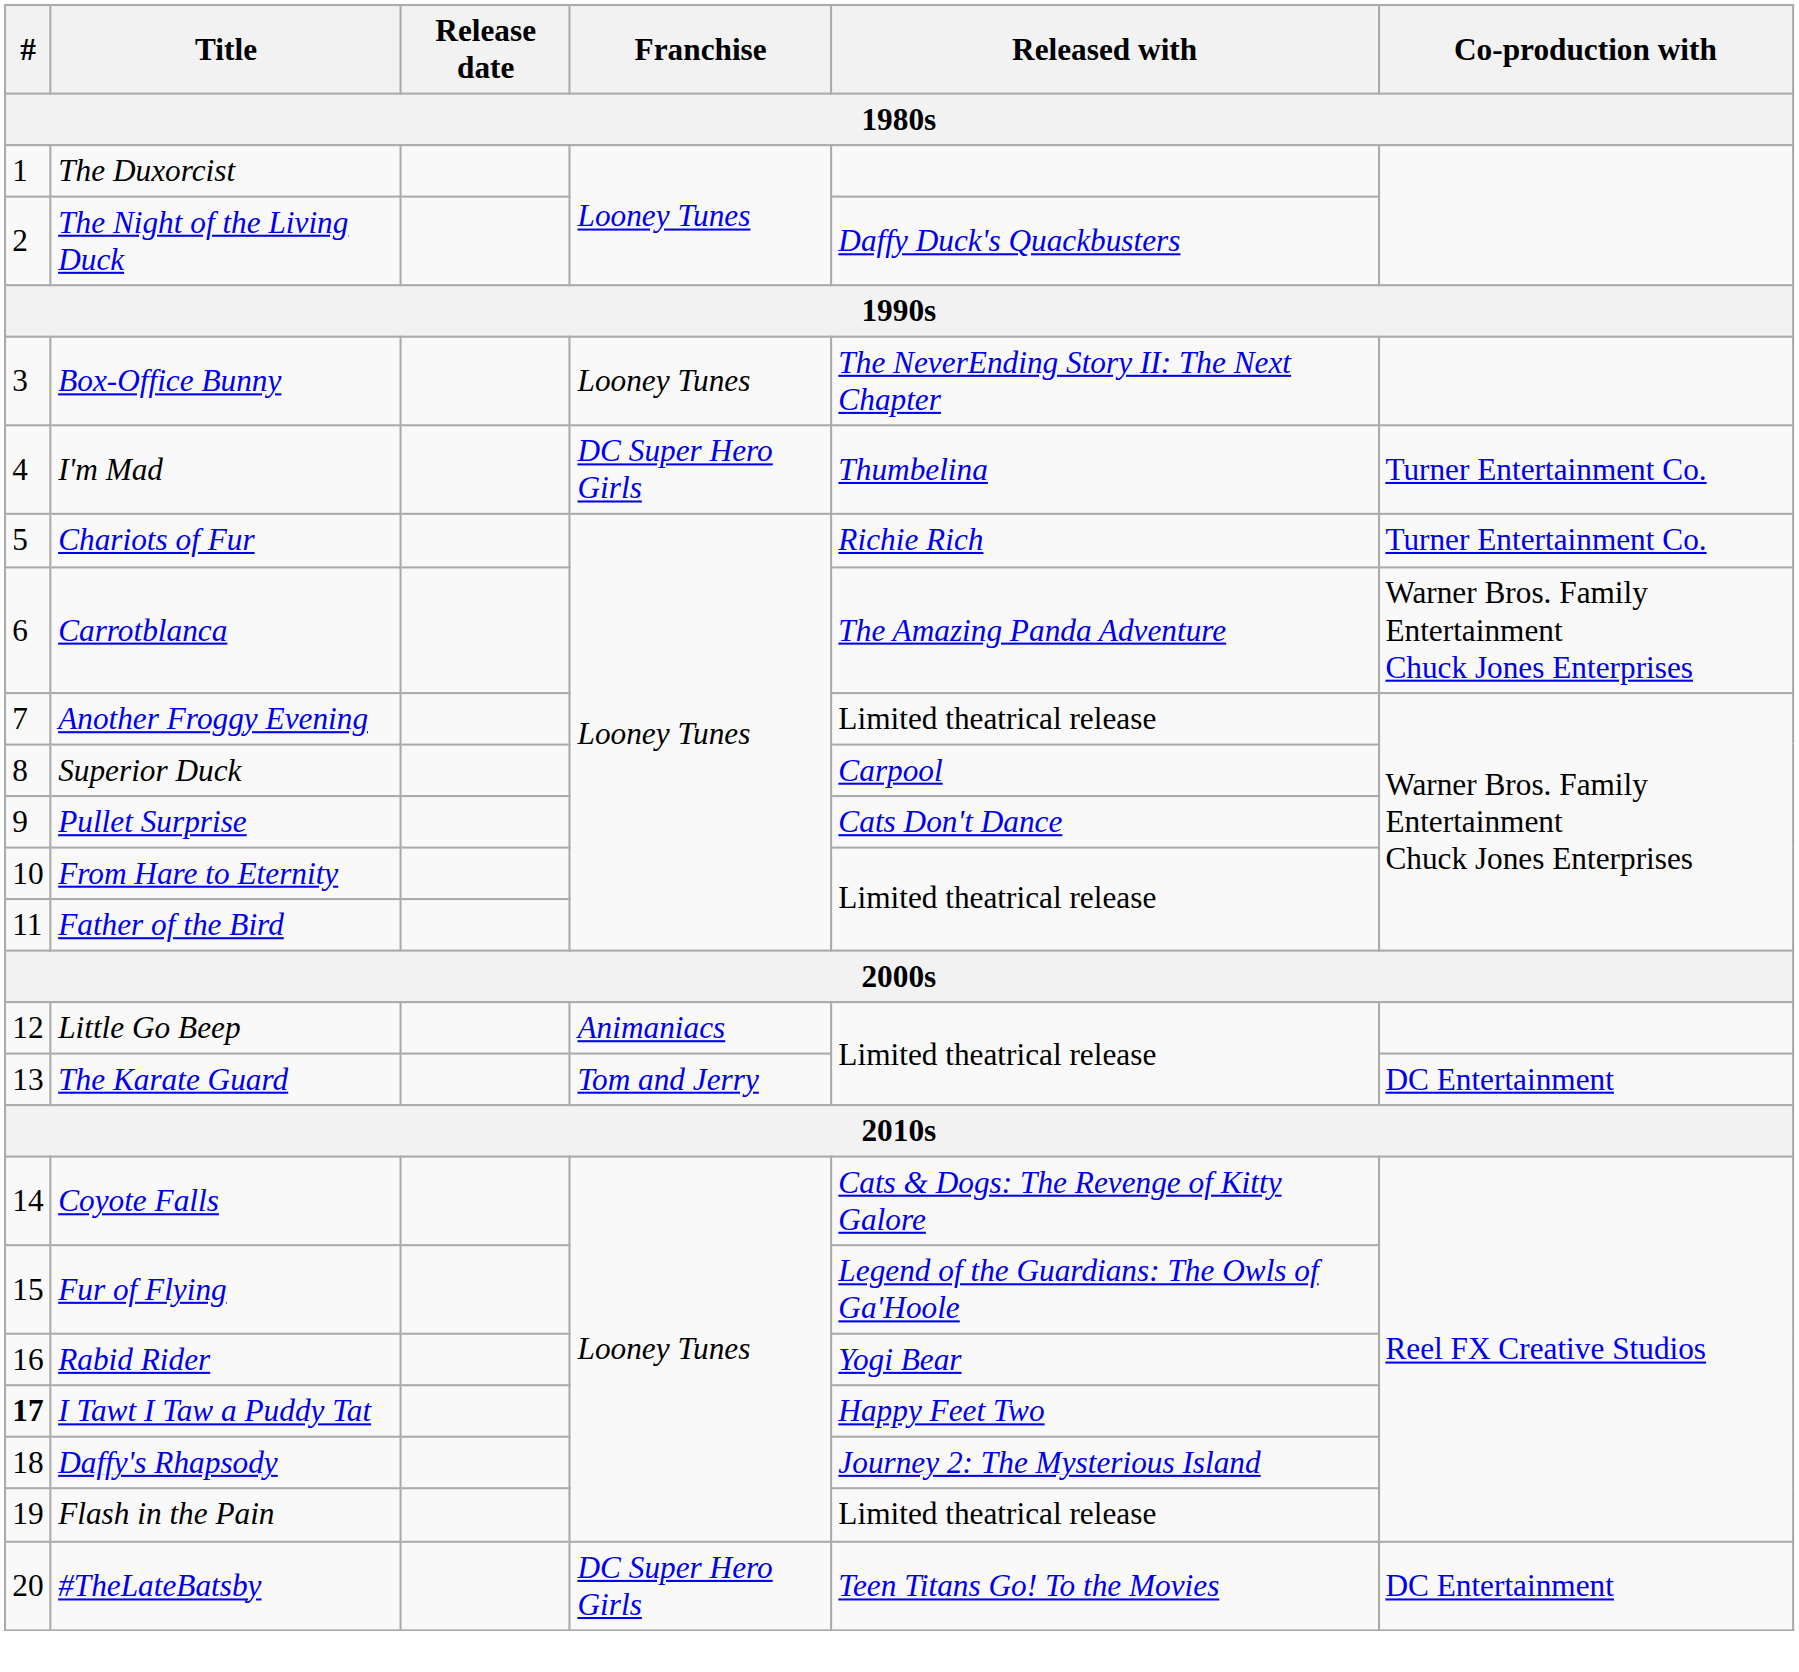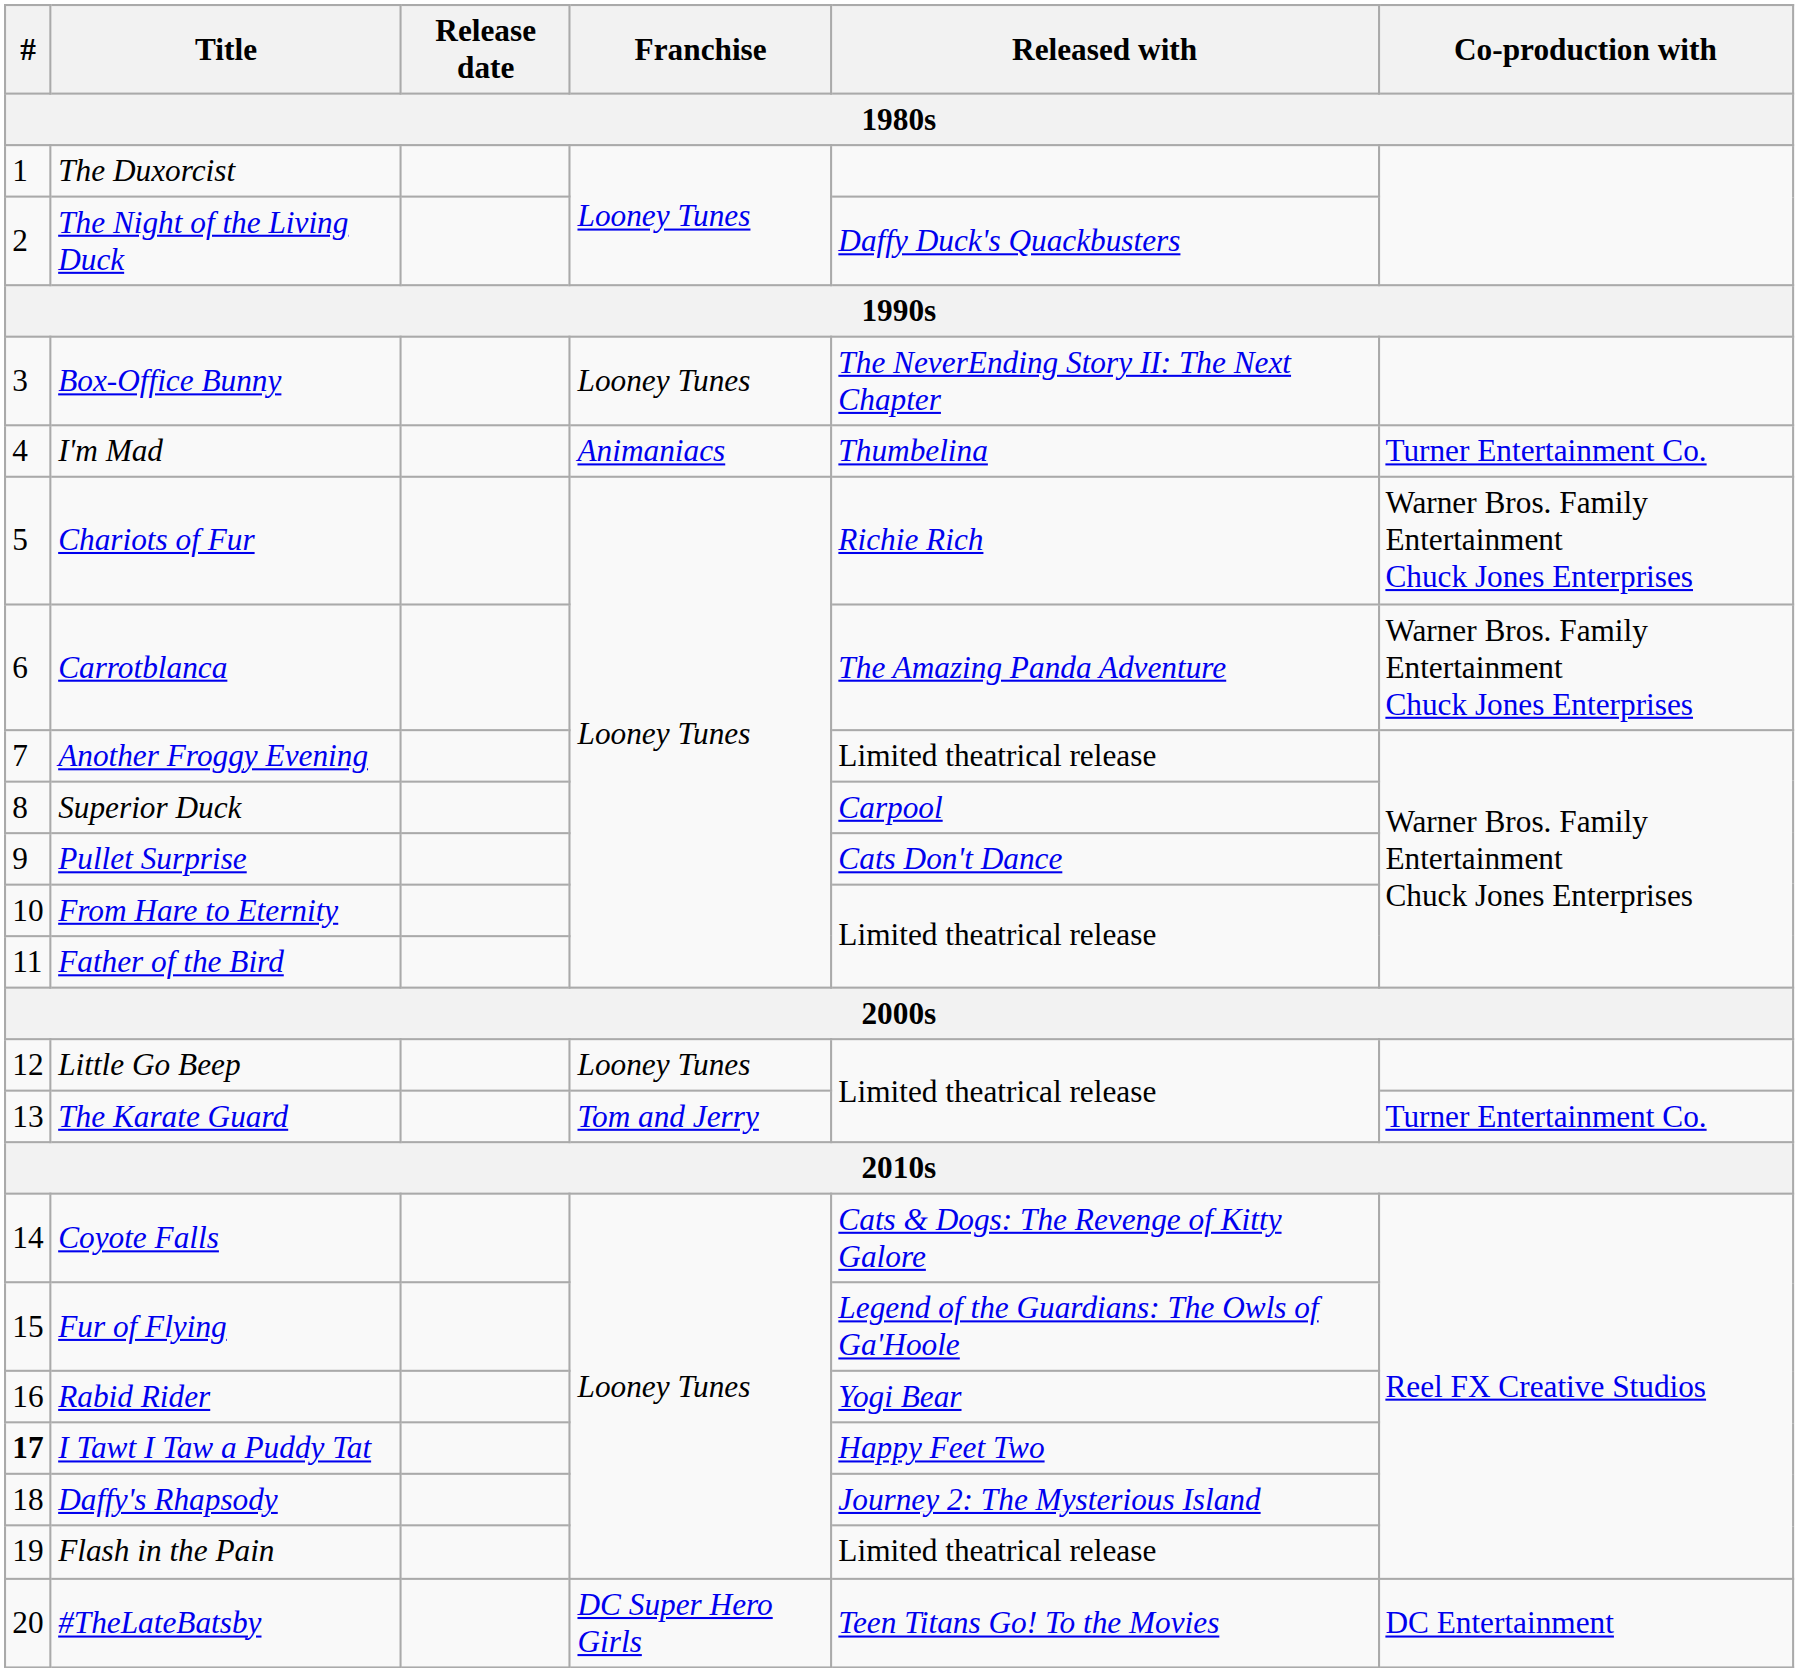(675, 470) DC Super Hero Girls -> (651, 451) Animaniacs
(1546, 540) Turner Entertainment Co. -> (1539, 540) Warner Bros. Family Entertainment Chuck Jones Enterprises
(651, 1027) Animaniacs -> (664, 1064) Looney Tunes
(1500, 1079) DC Entertainment -> (1546, 1116) Turner Entertainment Co.
